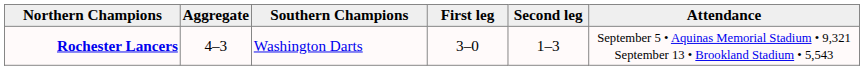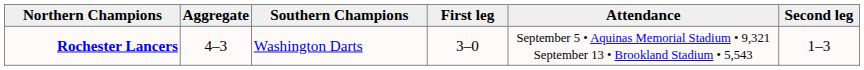columns swapped: (548, 15) <-> (724, 15)
